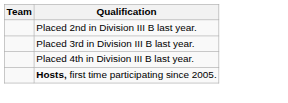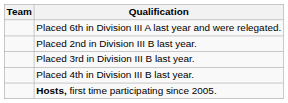+ row: (159, 28)
